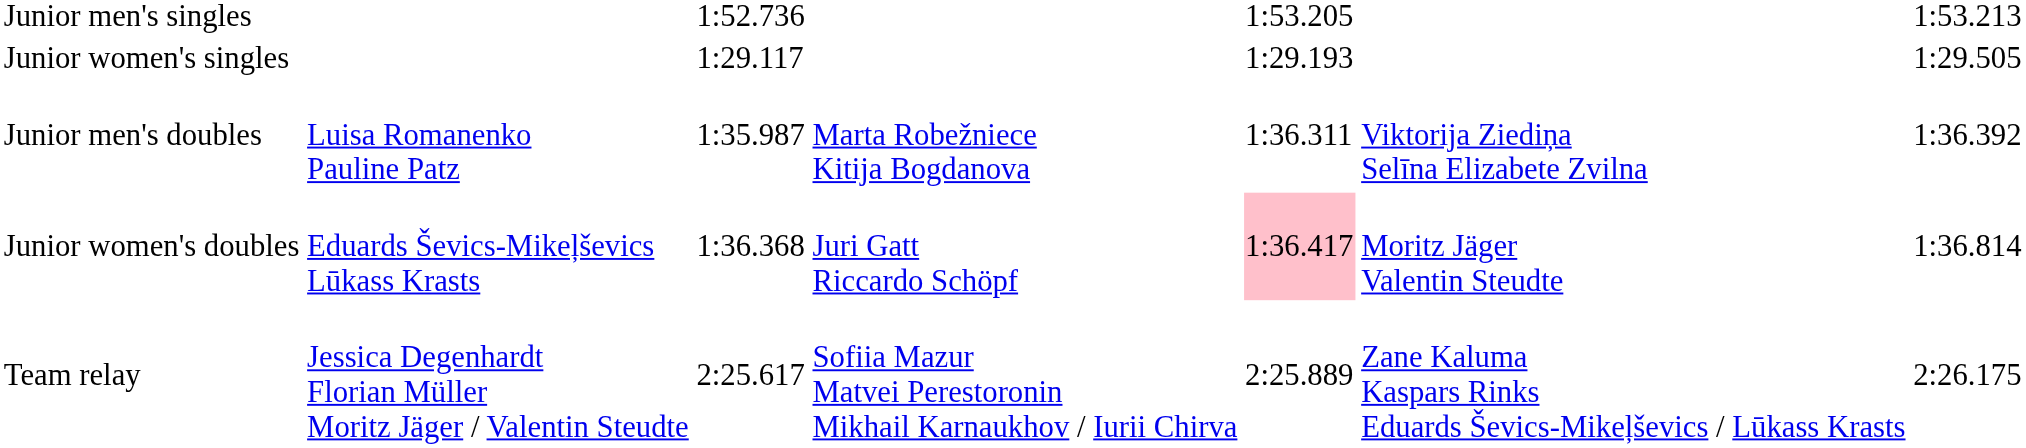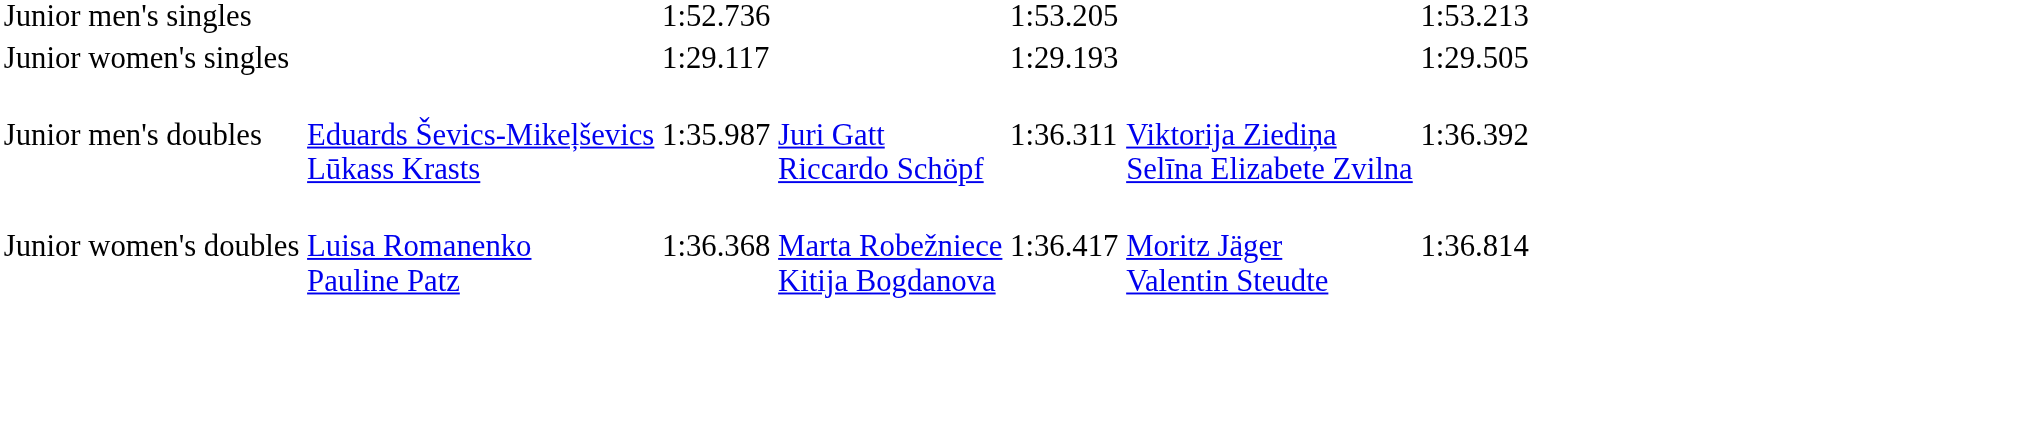(419, 151) Luisa Romanenko Pauline Patz -> (481, 151) Eduards Ševics-Mikeļševics Lūkass Krasts
(925, 151) Marta Robežniece Kitija Bogdanova -> (881, 151) Juri Gatt Riccardo Schöpf
(481, 263) Eduards Ševics-Mikeļševics Lūkass Krasts -> (419, 263) Luisa Romanenko Pauline Patz
(915, 263) Juri Gatt Riccardo Schöpf -> (890, 263) Marta Robežniece Kitija Bogdanova
(1299, 245) pink background -> (1064, 245) no background
- row: (72, 374)
